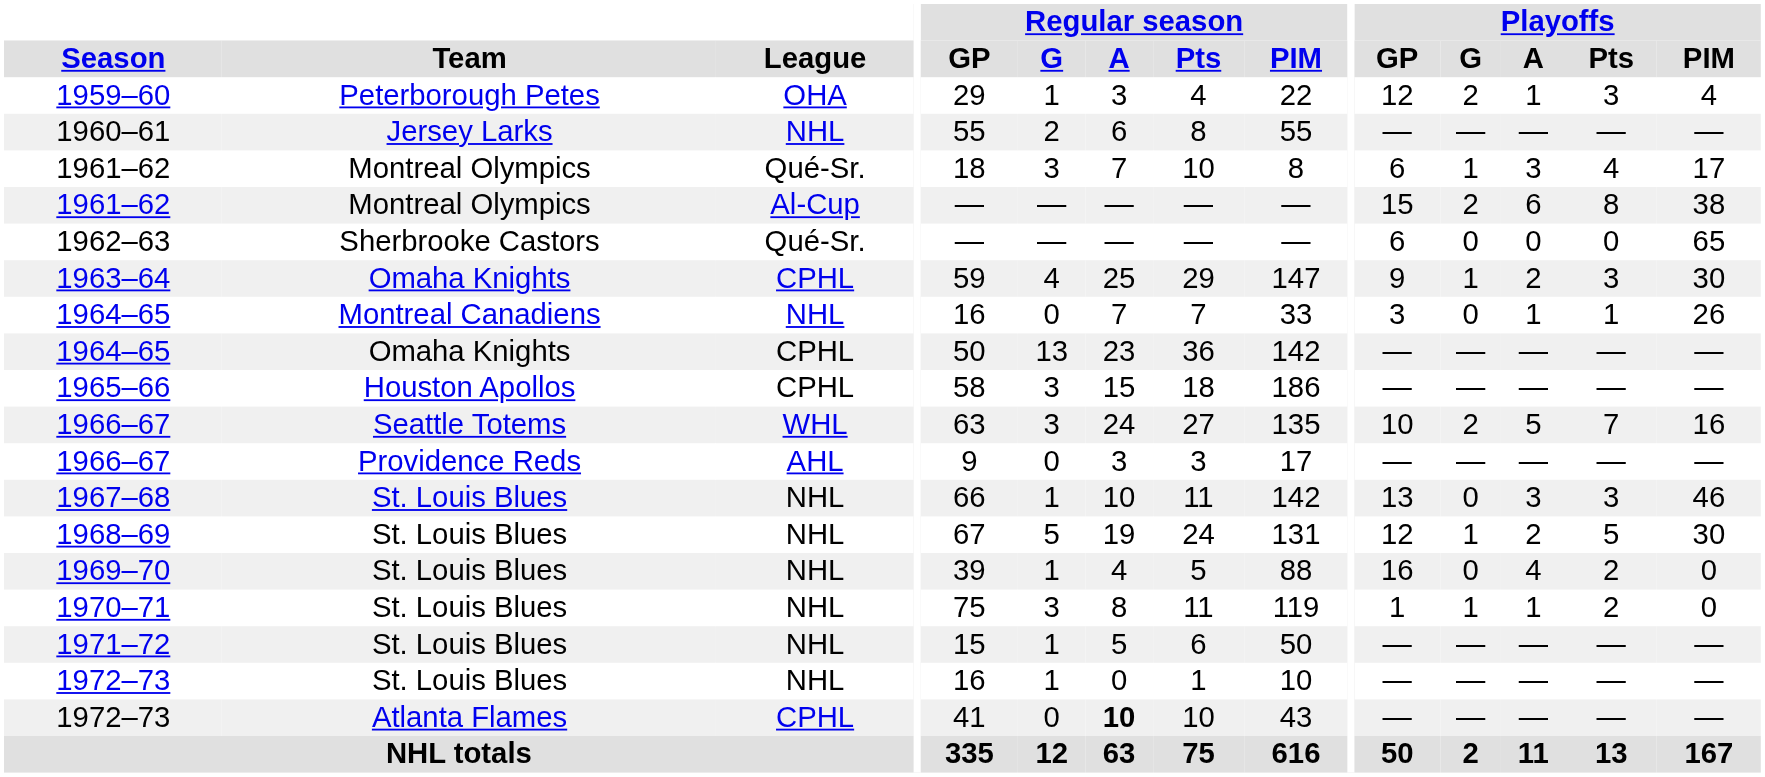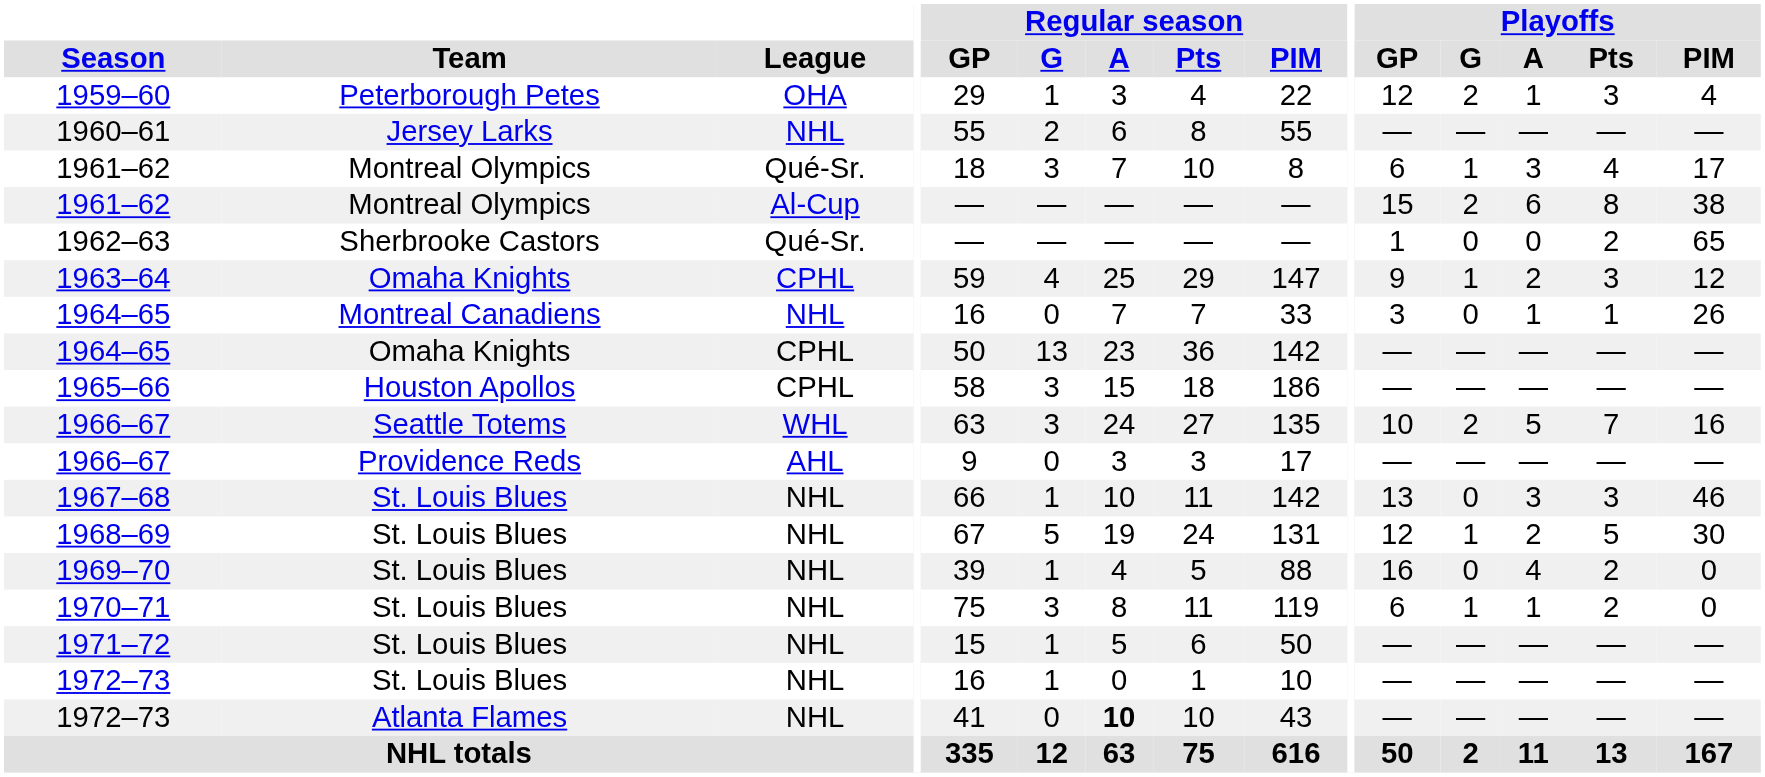(1397, 241) 6 -> (1397, 241) 1
(1611, 241) 0 -> (1611, 241) 2
(1709, 278) 30 -> (1709, 278) 12
(1397, 607) 1 -> (1397, 607) 6
(815, 717) CPHL -> (815, 717) NHL
